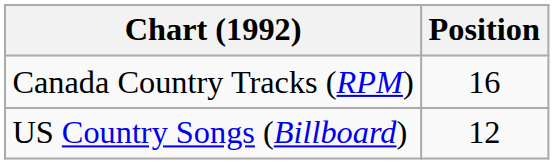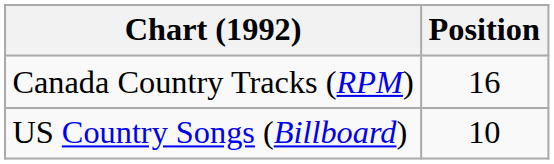(484, 132) 12 -> (484, 132) 10
